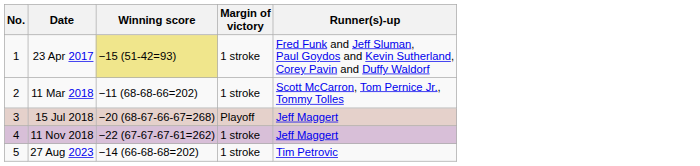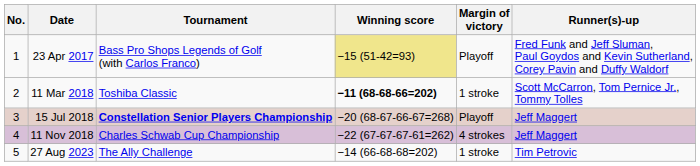+ column: (215, 20)
(240, 56) 1 stroke -> (476, 56) Playoff
(148, 93) normal -> (387, 93) bold
(240, 135) 1 stroke -> (482, 135) 4 strokes
